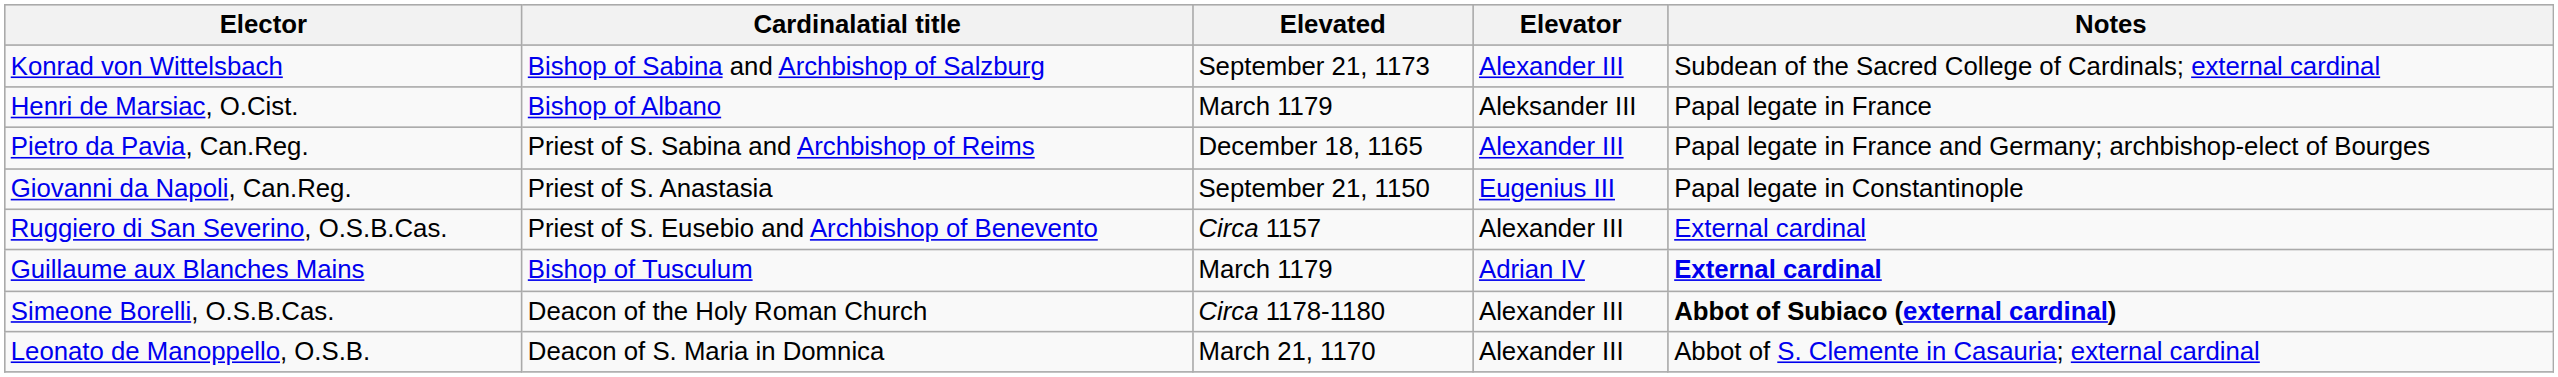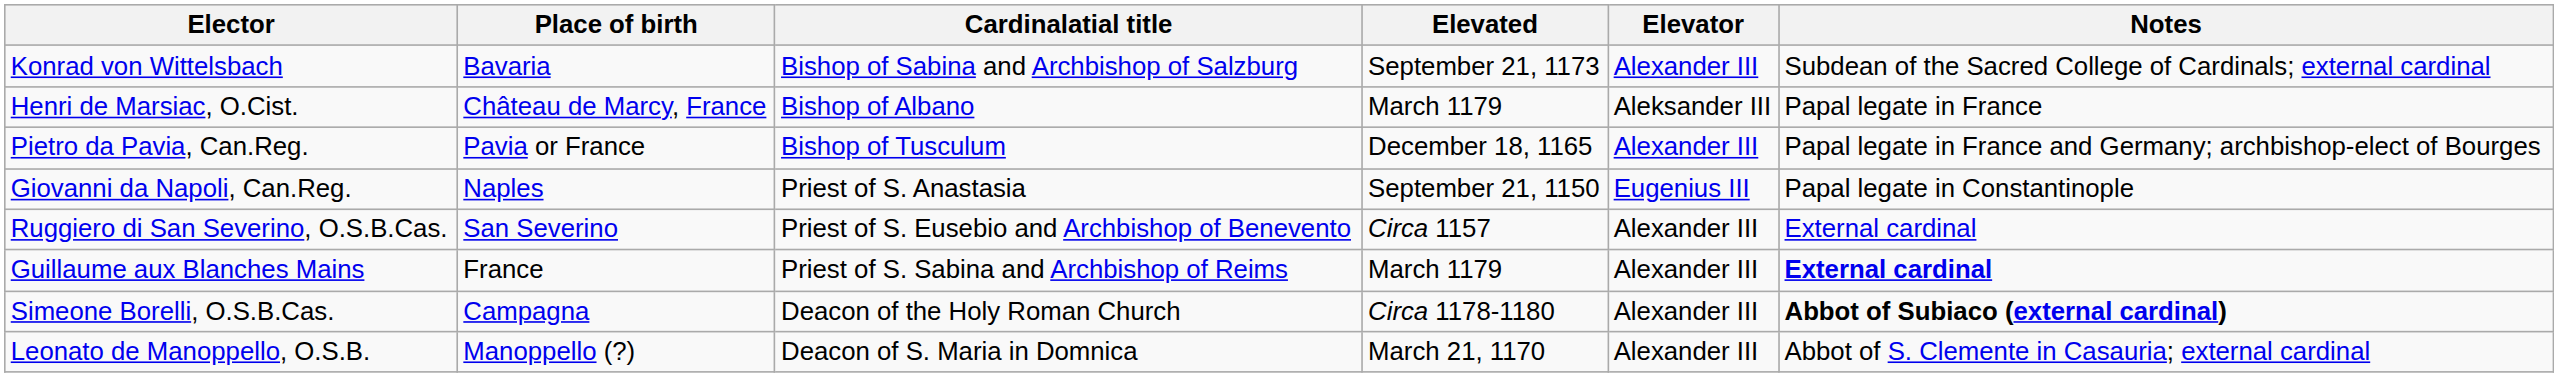+ column: (616, 24)
(781, 147) Priest of S. Sabina and Archbishop of Reims -> (893, 147) Bishop of Tusculum
(640, 270) Bishop of Tusculum -> (1035, 270) Priest of S. Sabina and Archbishop of Reims
(1532, 270) Adrian IV -> (1686, 270) Alexander III
